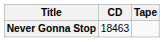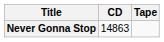(115, 28) 18463 -> (115, 28) 14863
